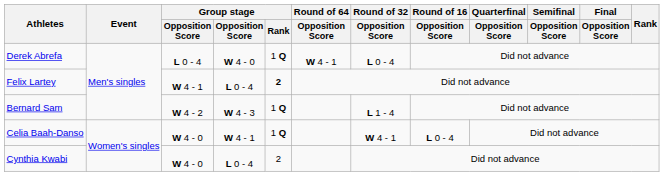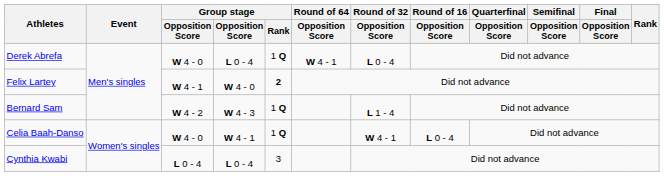(188, 62) L 0 - 4 -> (188, 62) W 4 - 0
(239, 62) W 4 - 0 -> (239, 62) L 0 - 4
(239, 87) L 0 - 4 -> (239, 87) W 4 - 0
(188, 164) W 4 - 0 -> (188, 164) L 0 - 4
(278, 159) 2 -> (278, 159) 3
